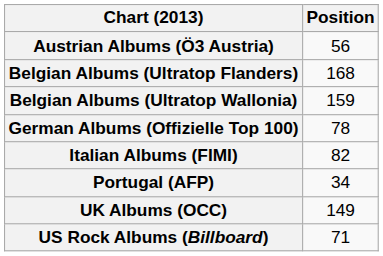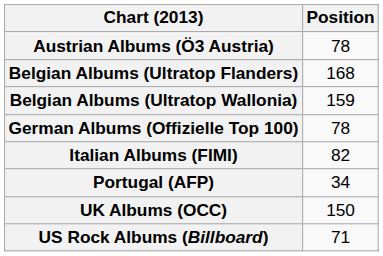(341, 45) 56 -> (341, 45) 78
(341, 210) 149 -> (341, 210) 150
